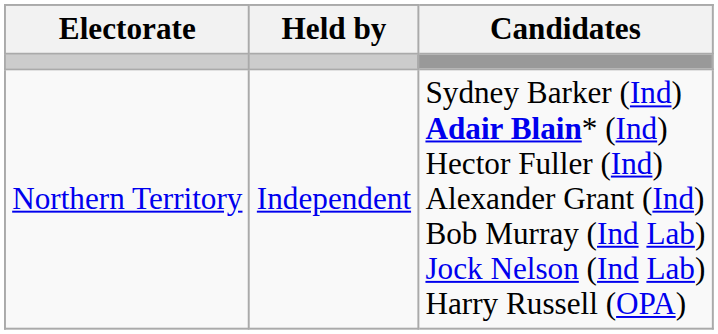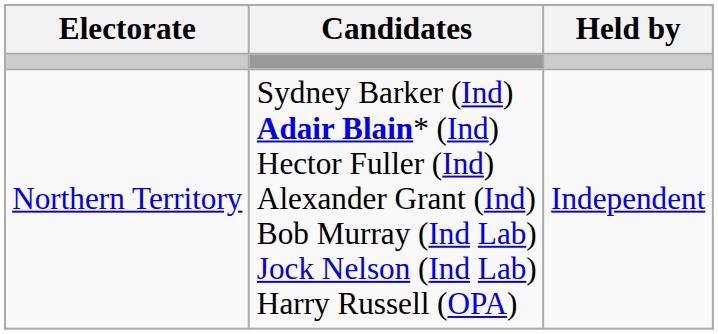columns swapped: (334, 29) <-> (565, 29)
